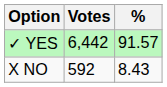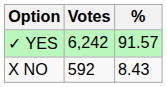(88, 43) 6,442 -> (88, 43) 6,242
